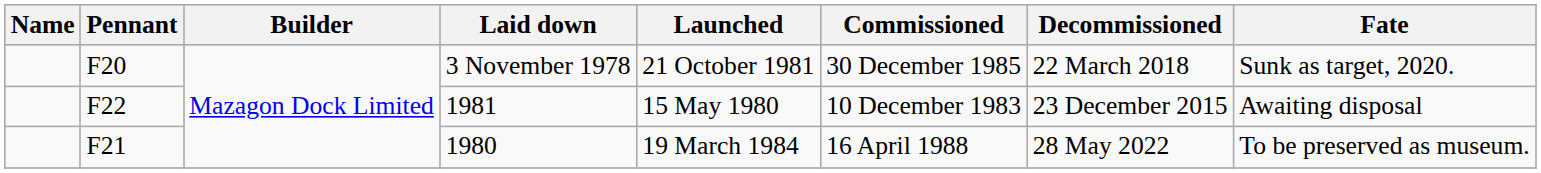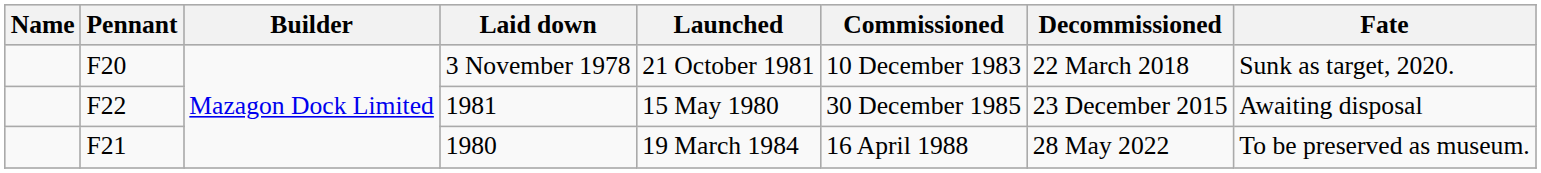(924, 65) 30 December 1985 -> (924, 65) 10 December 1983
(924, 106) 10 December 1983 -> (924, 106) 30 December 1985
